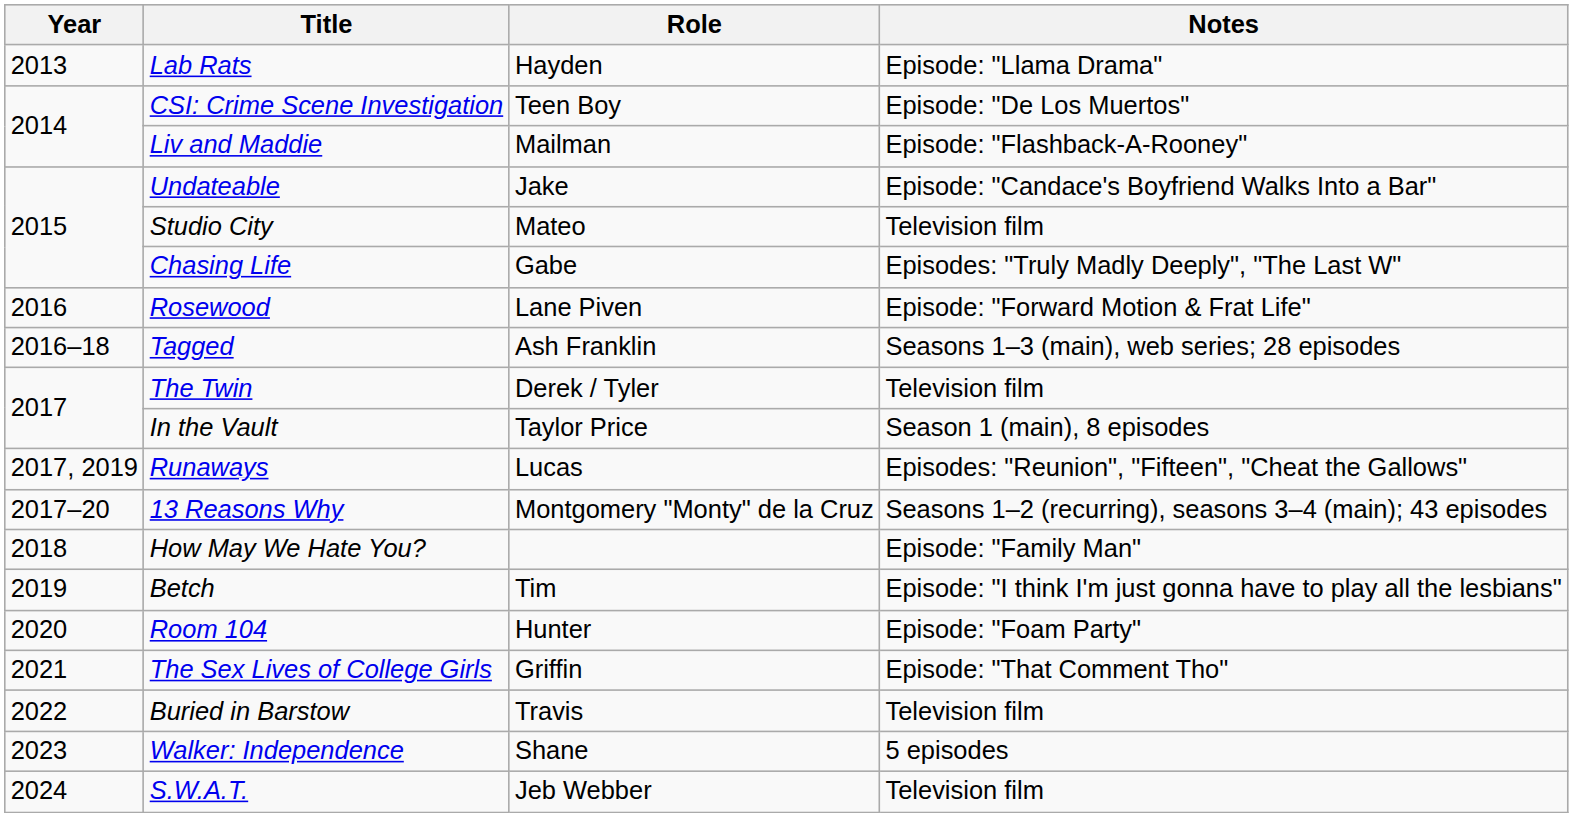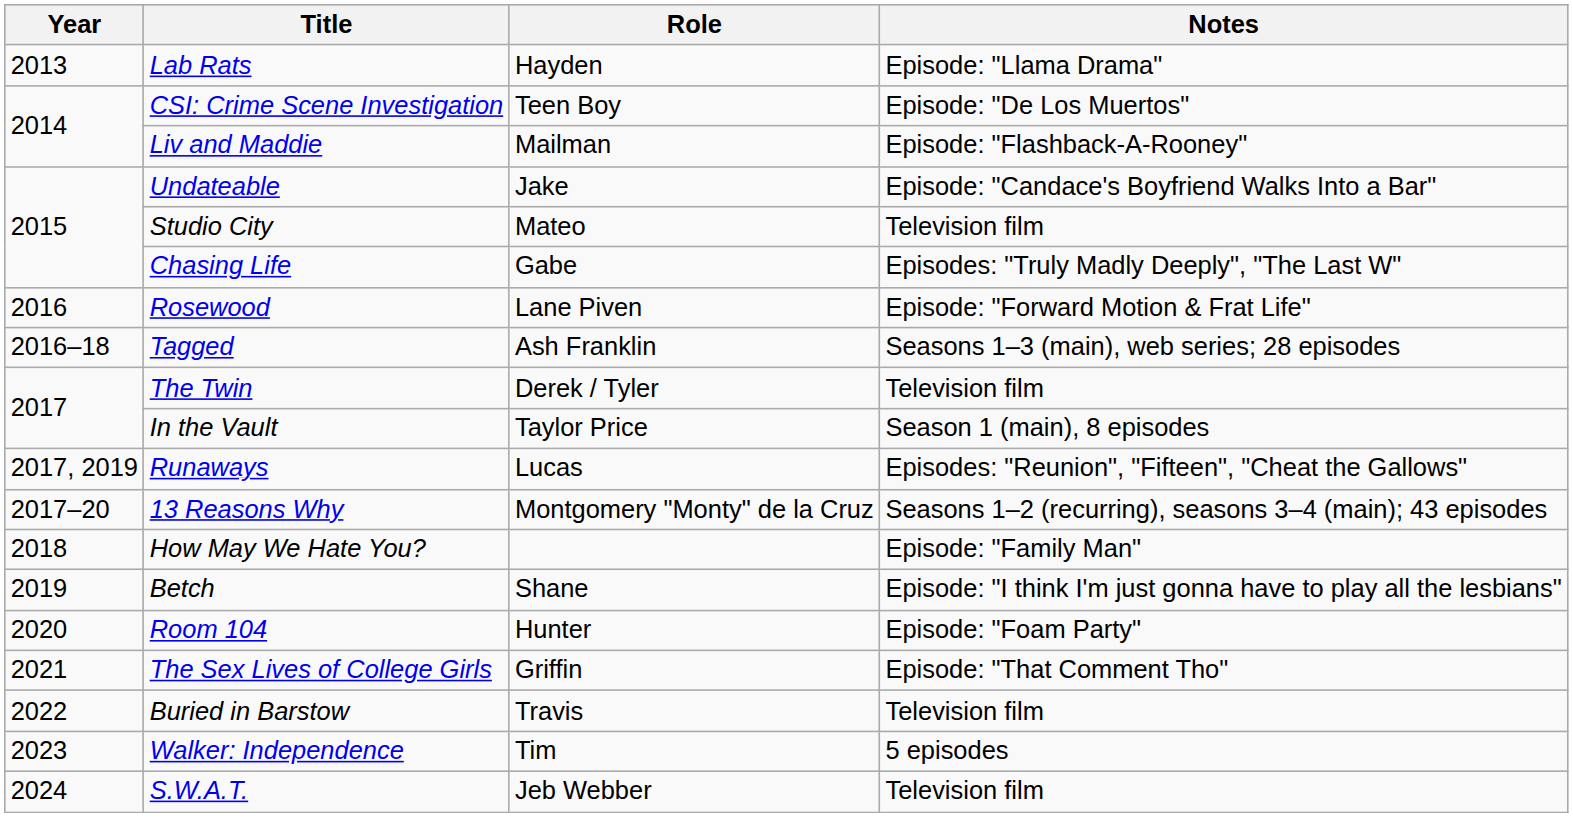(536, 589) Tim -> (552, 589) Shane
(552, 750) Shane -> (536, 750) Tim
